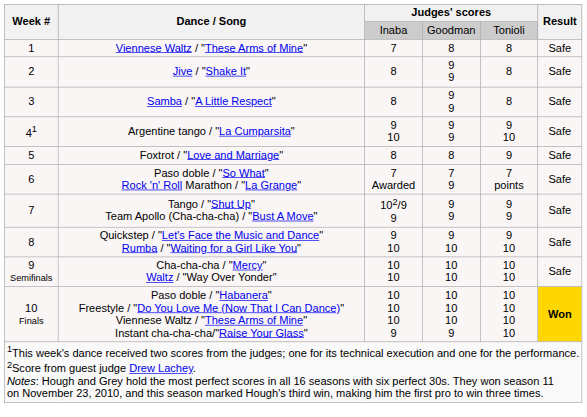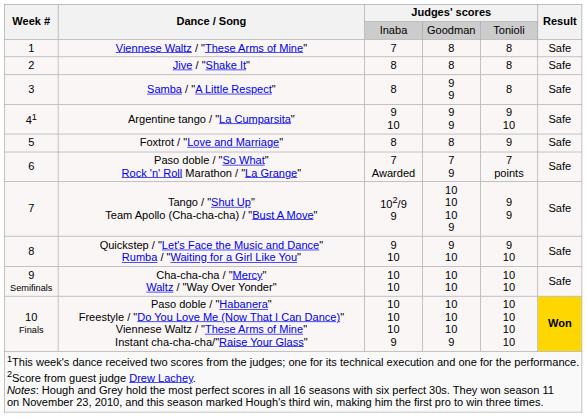(451, 71) 9 9 -> (451, 65) 8
(451, 210) 9 9 -> (451, 209) 10 10 10 9
